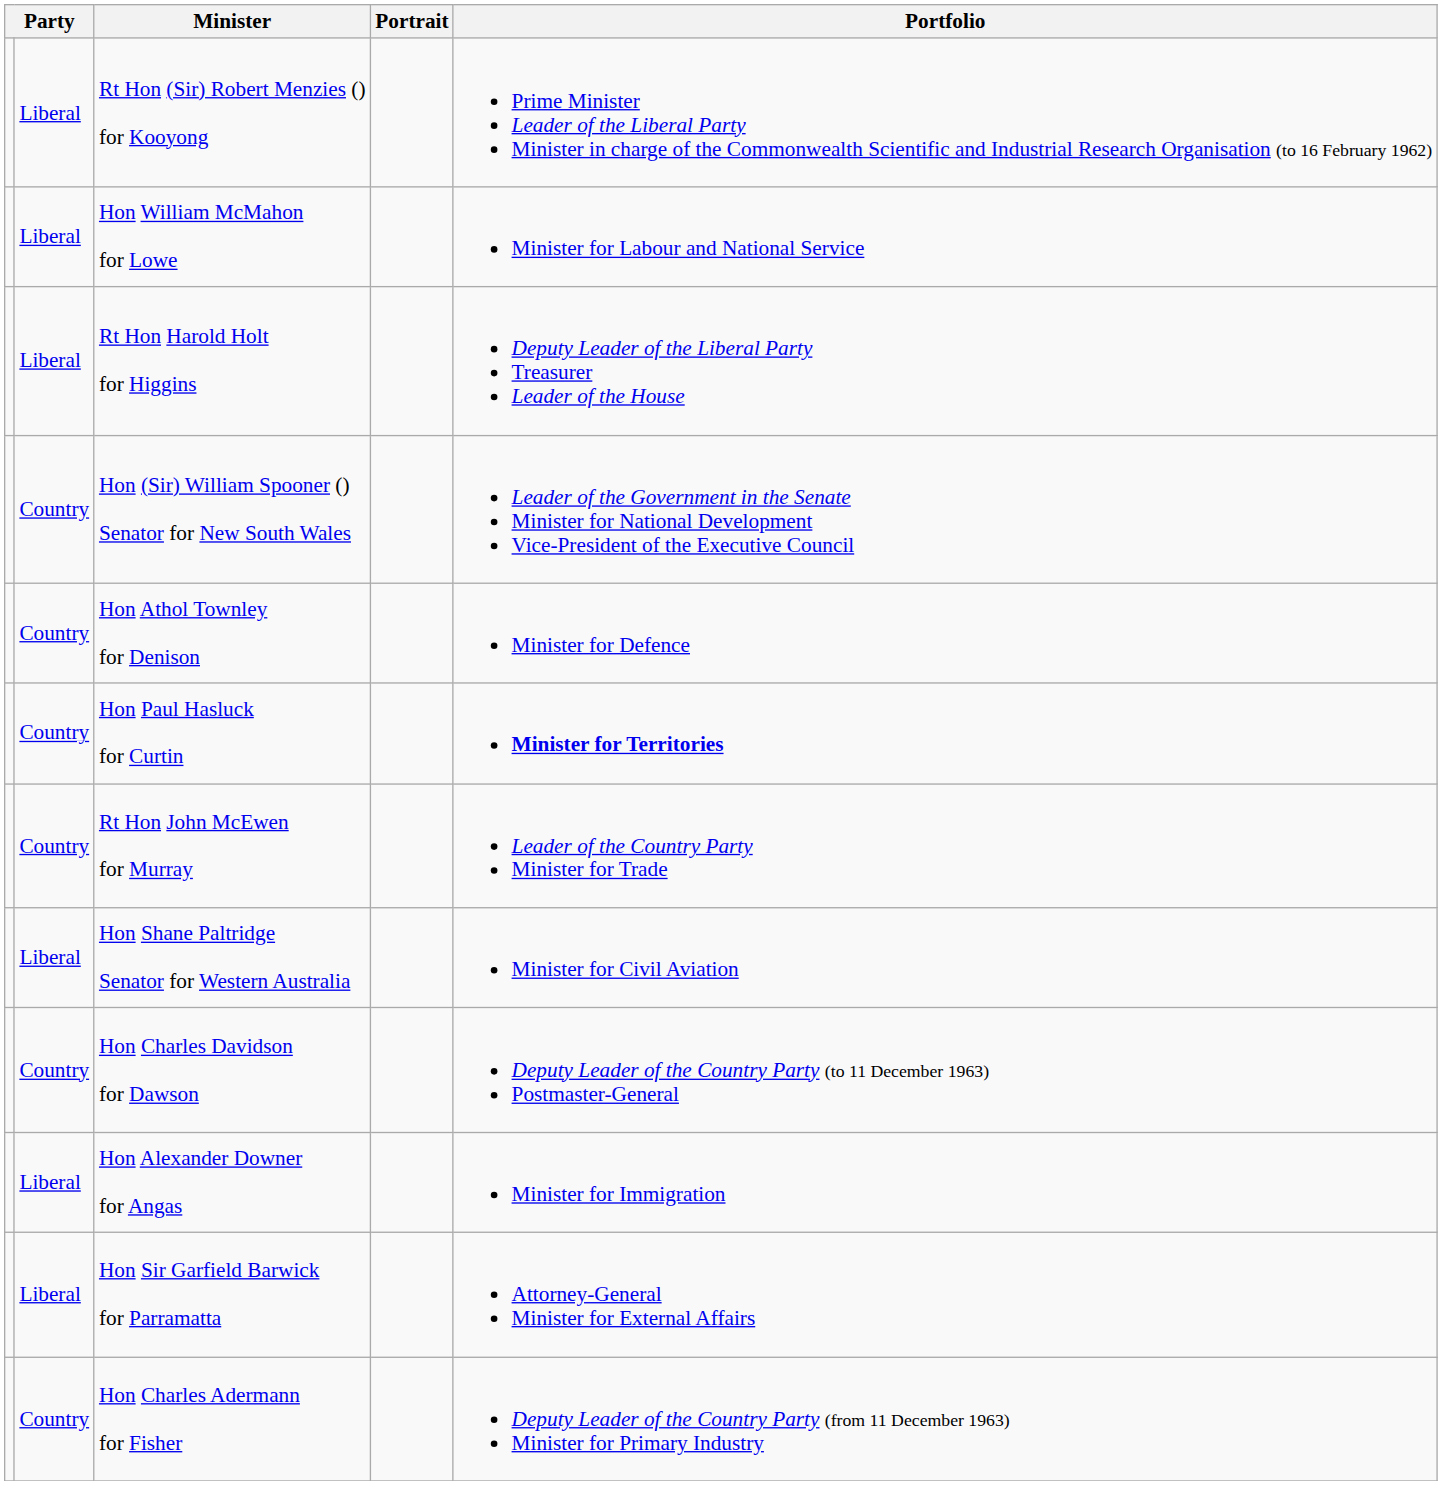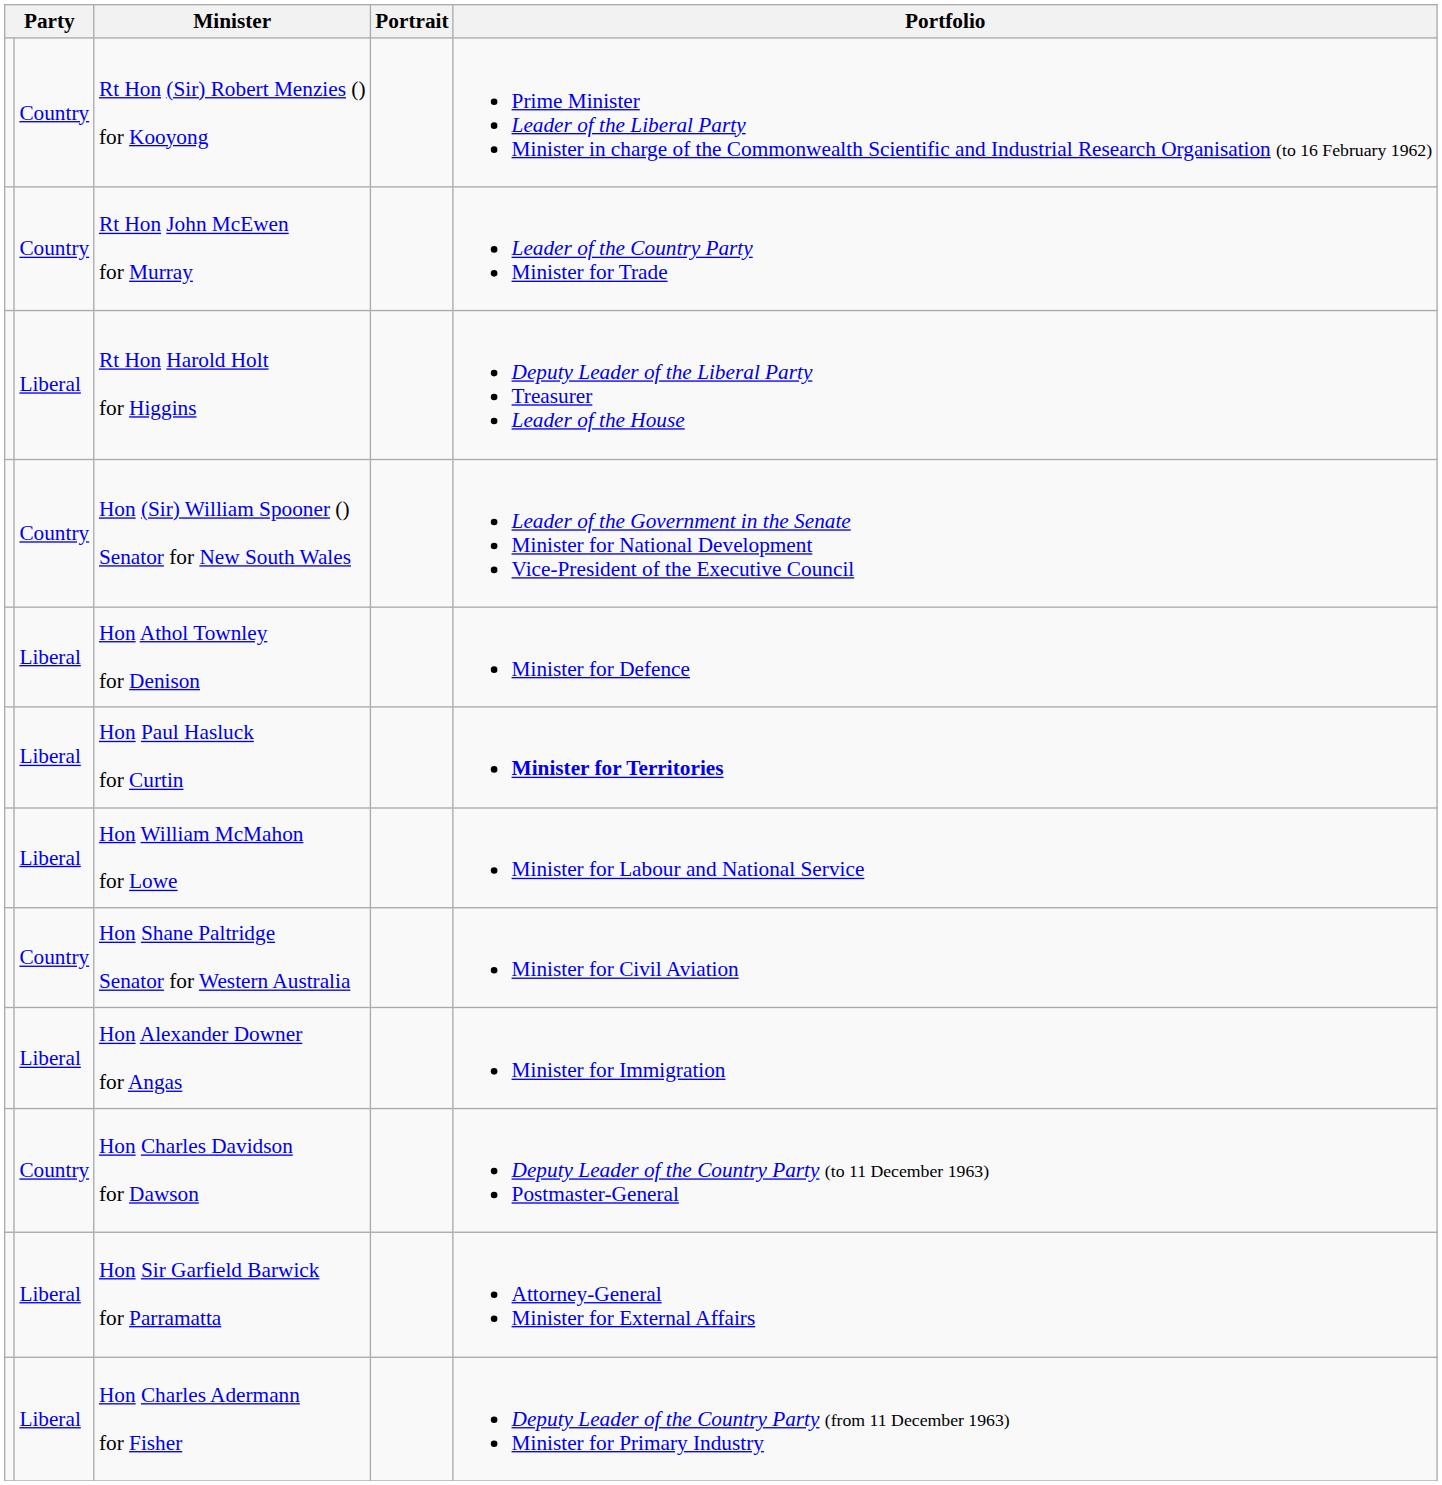(50, 112) Liberal -> (54, 112) Country
rows swapped: (194, 845) <-> (201, 236)
(54, 633) Country -> (50, 656) Liberal
(54, 733) Country -> (50, 757) Liberal
(50, 957) Liberal -> (54, 957) Country
rows swapped: (196, 1069) <-> (201, 1182)
(54, 1418) Country -> (50, 1418) Liberal
